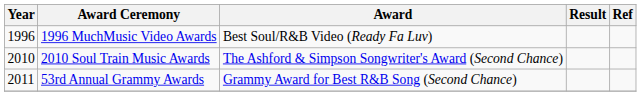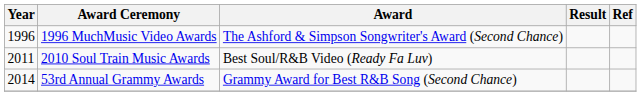(328, 36) Best Soul/R&B Video (Ready Fa Luv) -> (393, 36) The Ashford & Simpson Songwriter's Award (Second Chance)
(21, 58) 2010 -> (21, 58) 2011
(393, 58) The Ashford & Simpson Songwriter's Award (Second Chance) -> (328, 58) Best Soul/R&B Video (Ready Fa Luv)
(21, 79) 2011 -> (21, 79) 2014
